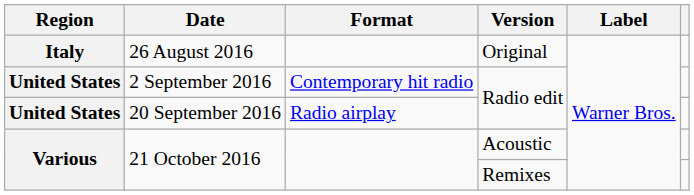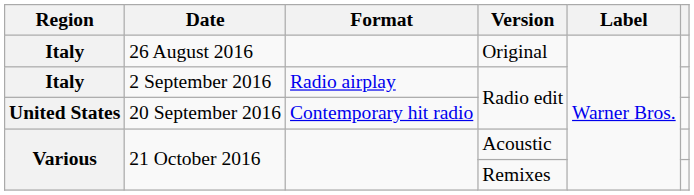(65, 81) United States -> (65, 81) Italy
(382, 81) Contemporary hit radio -> (343, 81) Radio airplay
(343, 112) Radio airplay -> (382, 112) Contemporary hit radio
